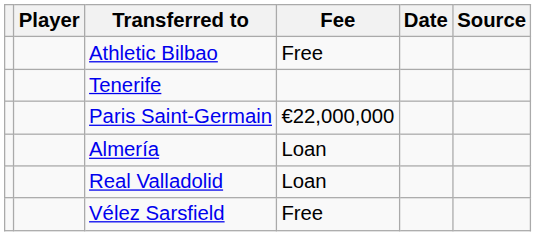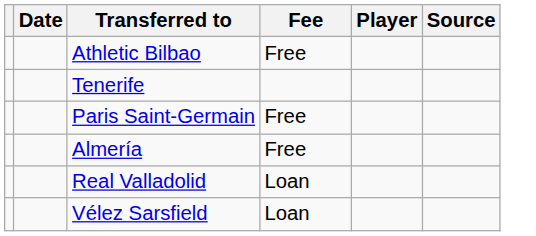columns swapped: (49, 20) <-> (426, 20)
(338, 117) €22,000,000 -> (285, 117) Free
(304, 149) Loan -> (285, 149) Free
(302, 213) Free -> (287, 213) Loan
